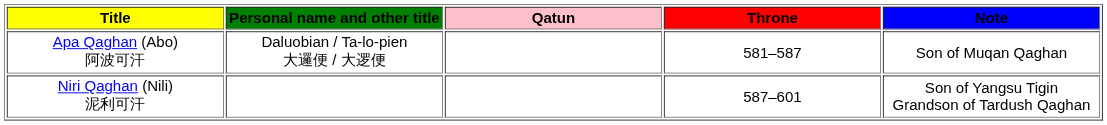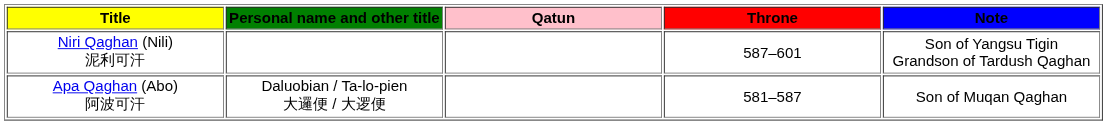rows swapped: (115, 51) <-> (115, 95)
